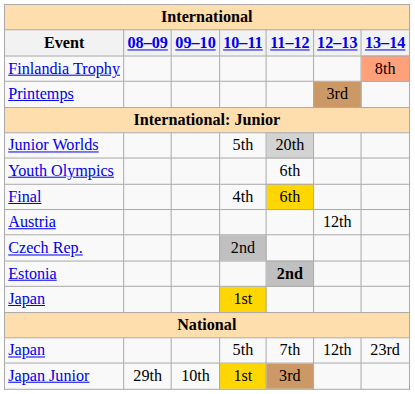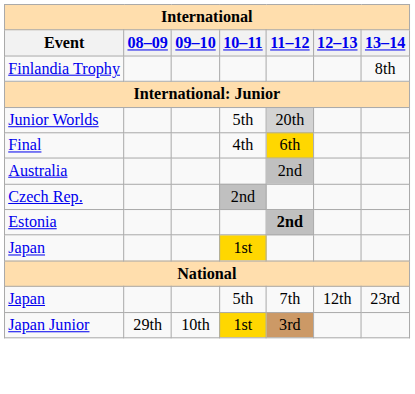(385, 68) lightsalmon background -> (385, 68) no background
- row: (41, 94)
- row: (61, 171)
+ row: (38, 171)
- row: (32, 222)
